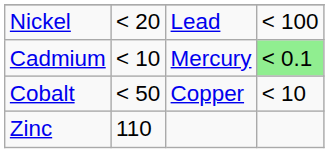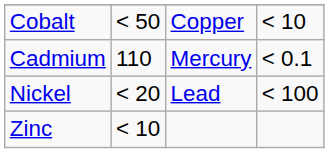rows swapped: (42, 93) <-> (40, 22)
(138, 57) < 10 -> (134, 57) 110
(287, 57) lightgreen background -> (287, 57) no background
(134, 128) 110 -> (138, 128) < 10
